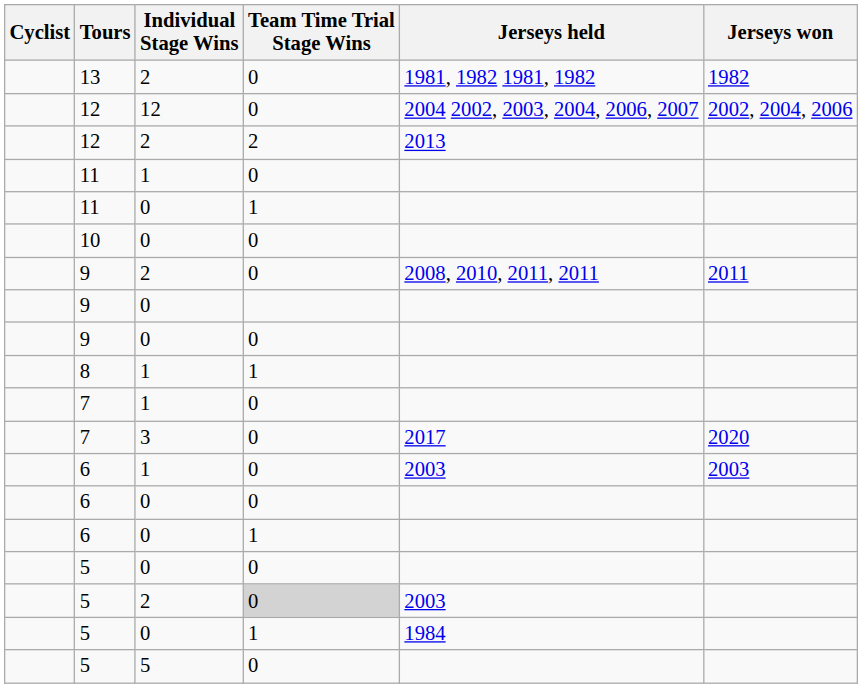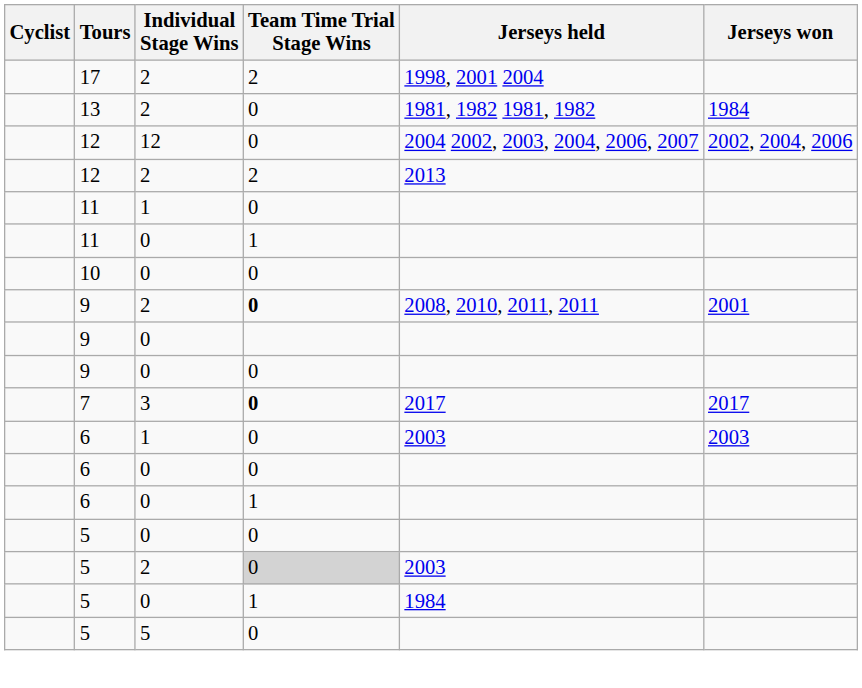+ row: (90, 76)
(729, 76) 1982 -> (729, 109) 1984
(253, 273) normal -> (253, 305) bold
(728, 273) 2011 -> (729, 305) 2001
- row: (85, 371)
- row: (85, 404)
(253, 436) normal -> (253, 404) bold
(729, 436) 2020 -> (729, 404) 2017
